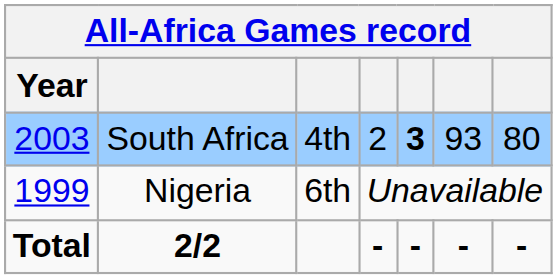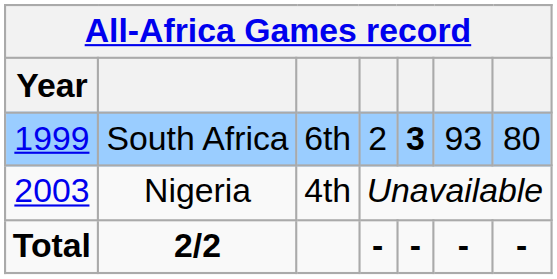(52, 138) 2003 -> (52, 138) 1999
(328, 138) 4th -> (328, 138) 6th
(52, 191) 1999 -> (52, 191) 2003
(328, 191) 6th -> (328, 191) 4th
